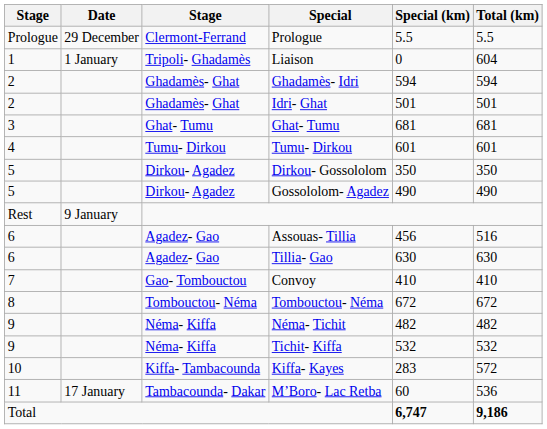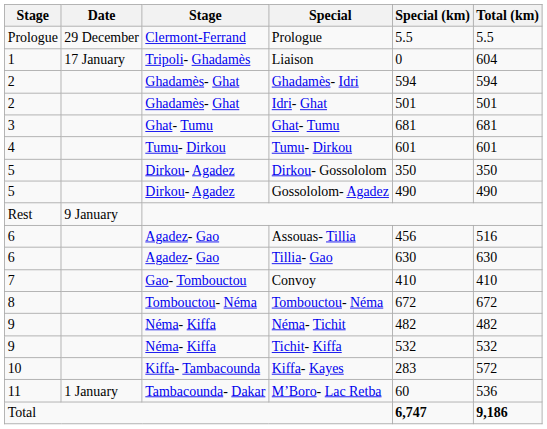(91, 59) 1 January -> (95, 59) 17 January
(95, 390) 17 January -> (91, 390) 1 January
